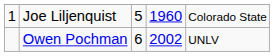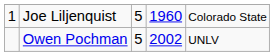(138, 39) 6 -> (138, 39) 5
